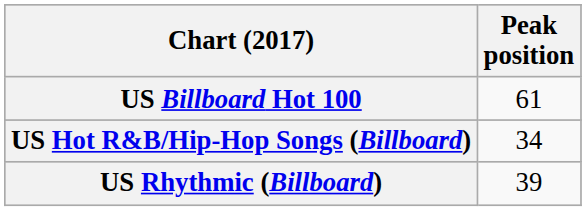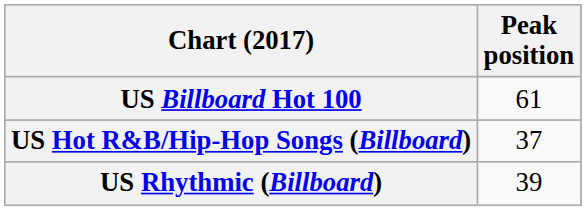(529, 140) 34 -> (529, 140) 37
